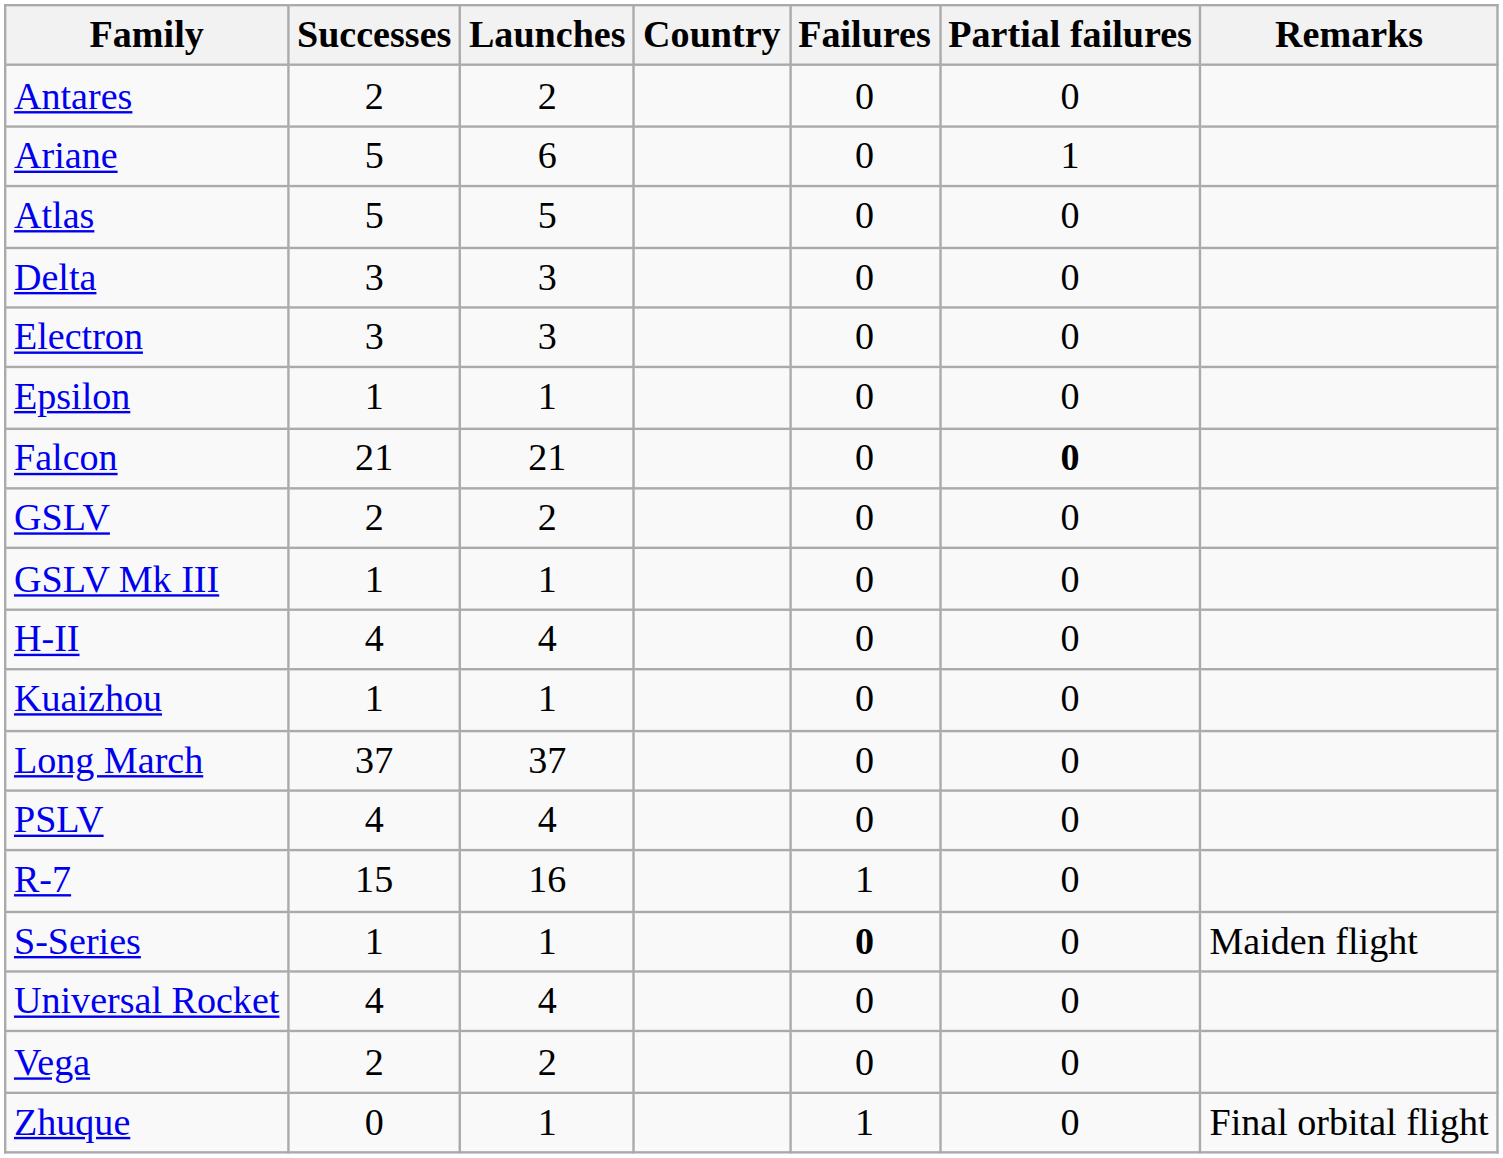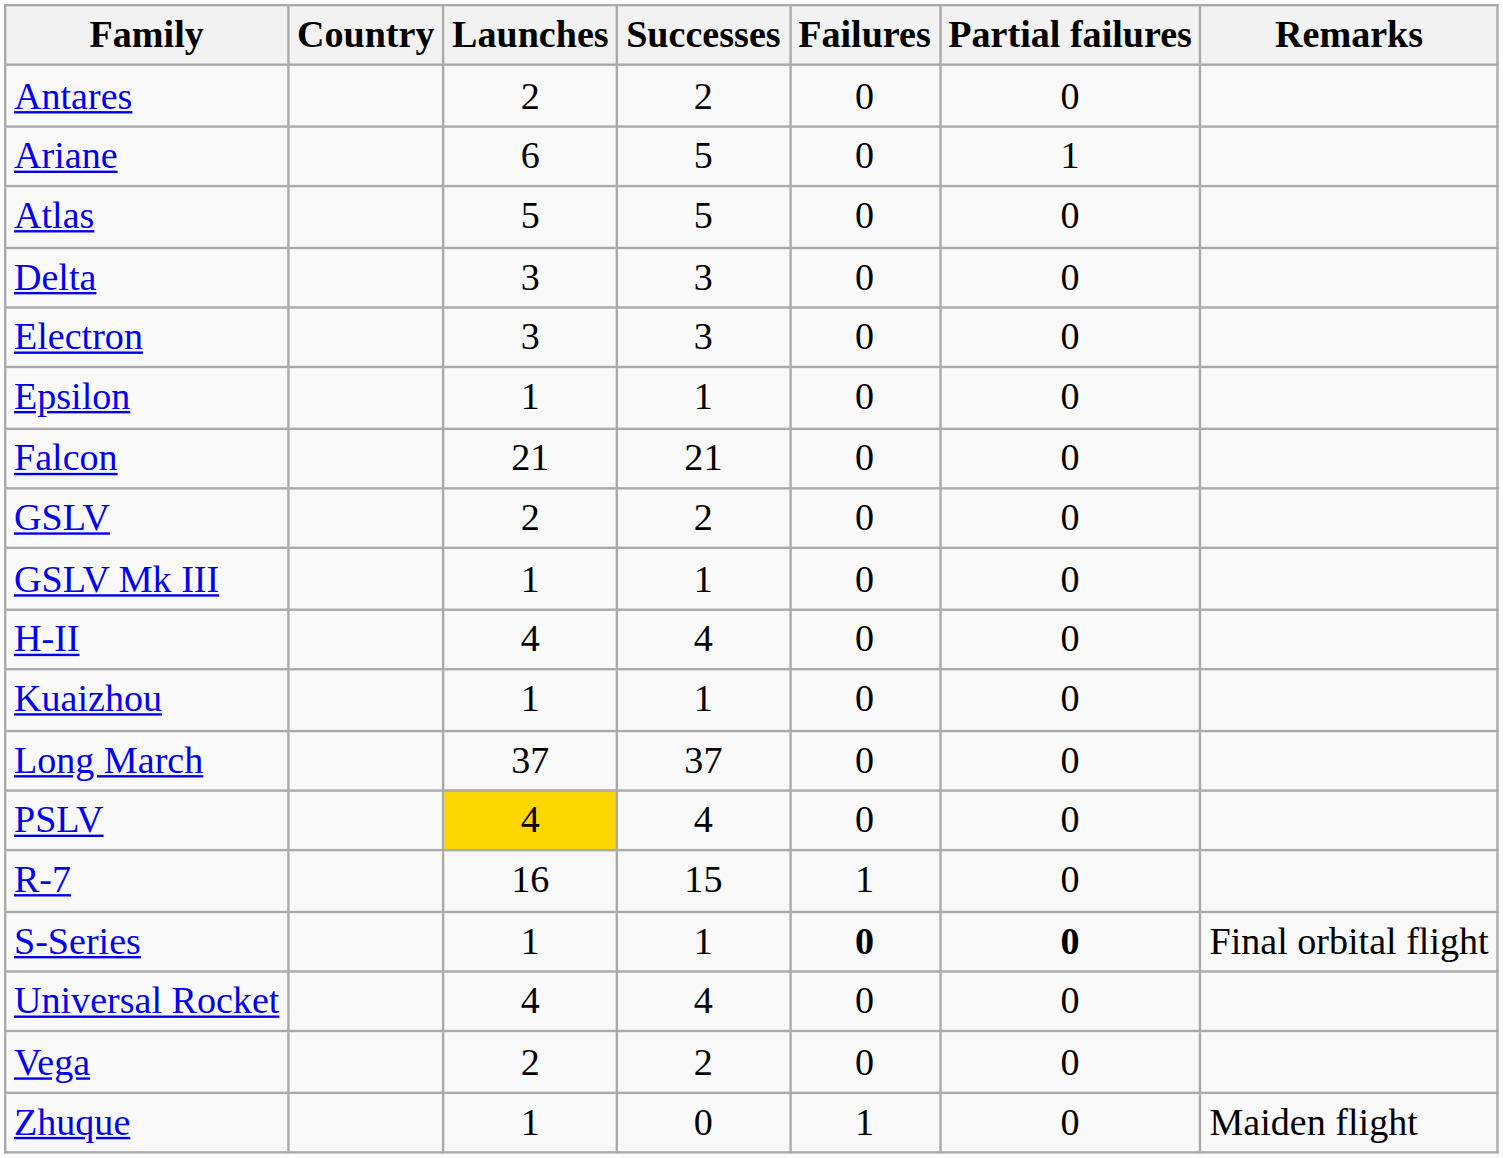columns swapped: (712, 34) <-> (374, 34)
(1070, 457) bold -> (1070, 457) normal
(547, 819) no background -> (530, 819) gold background
(1070, 940) normal -> (1070, 940) bold
(1314, 940) Maiden flight -> (1349, 940) Final orbital flight
(1349, 1121) Final orbital flight -> (1314, 1121) Maiden flight
